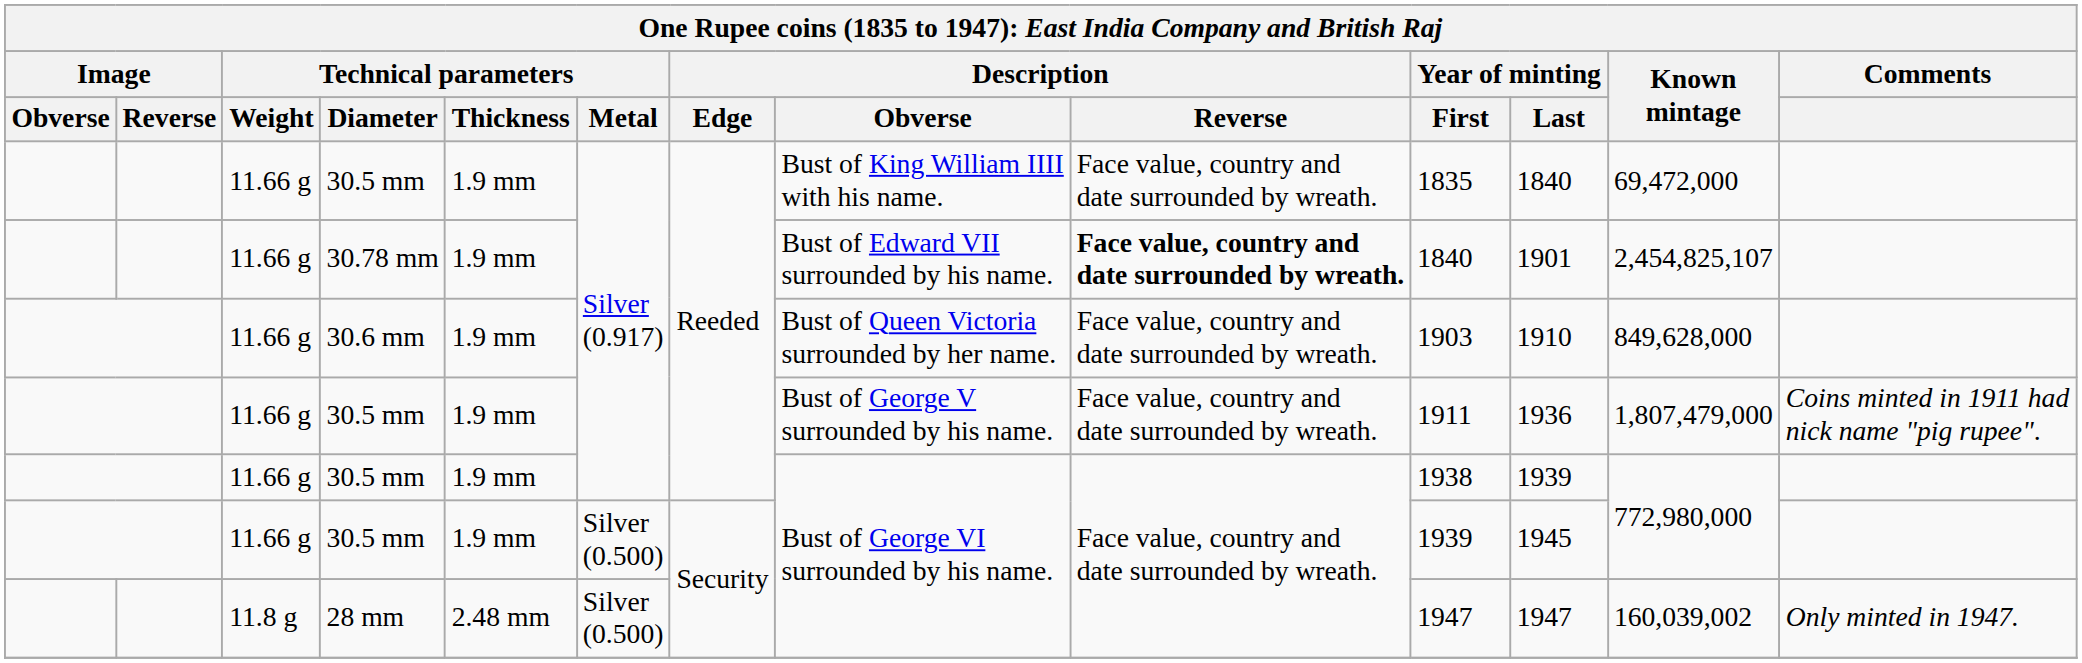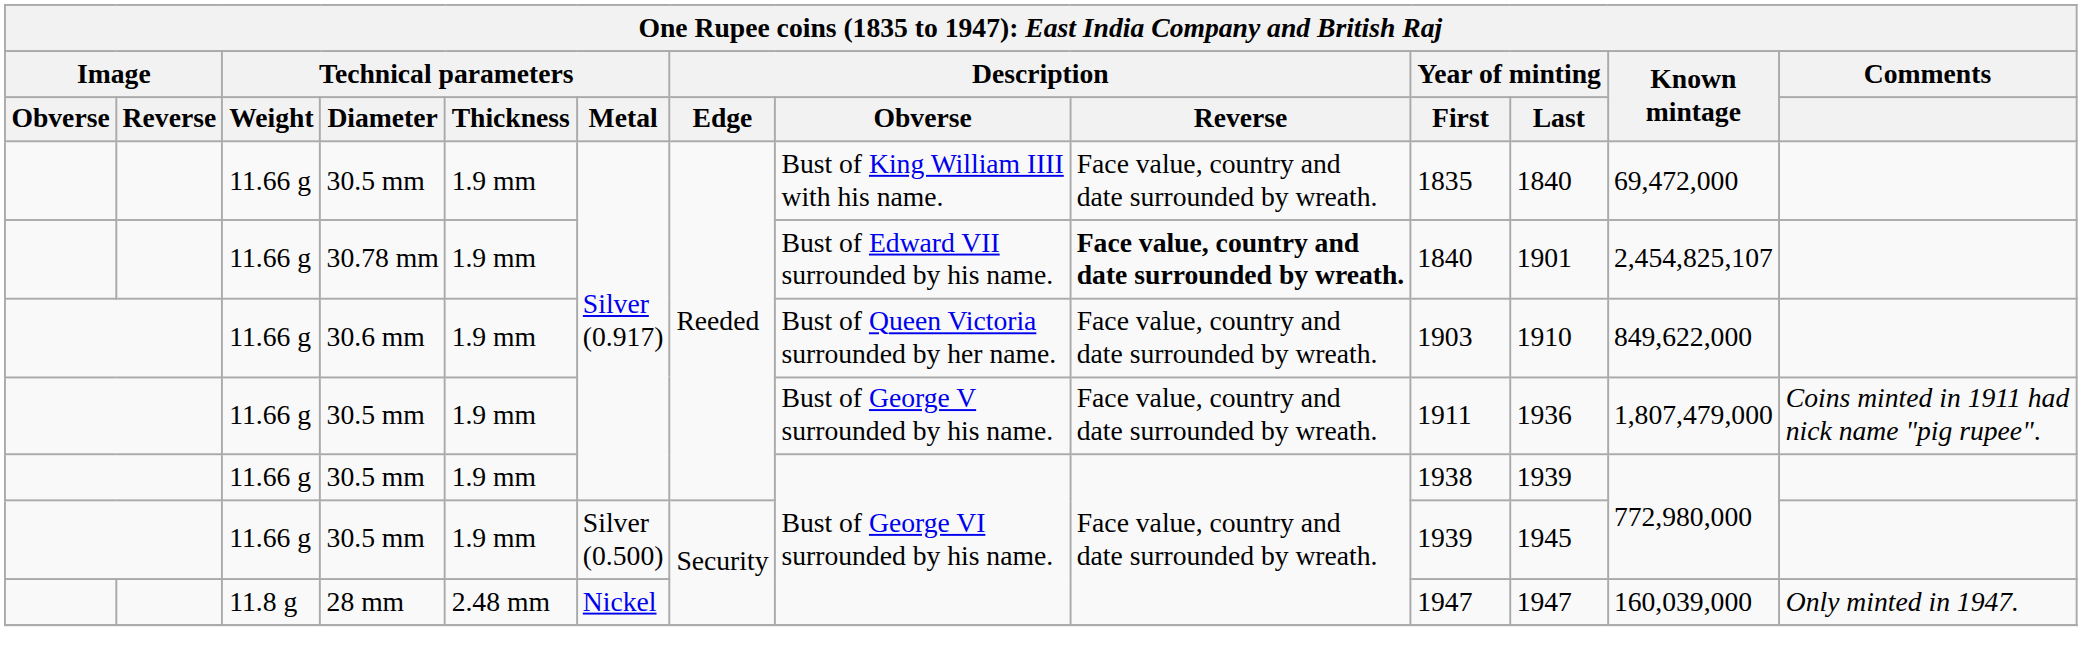(1683, 337) 849,628,000 -> (1683, 337) 849,622,000
(623, 617) Silver (0.500) -> (620, 601) Nickel
(1683, 617) 160,039,002 -> (1683, 601) 160,039,000
